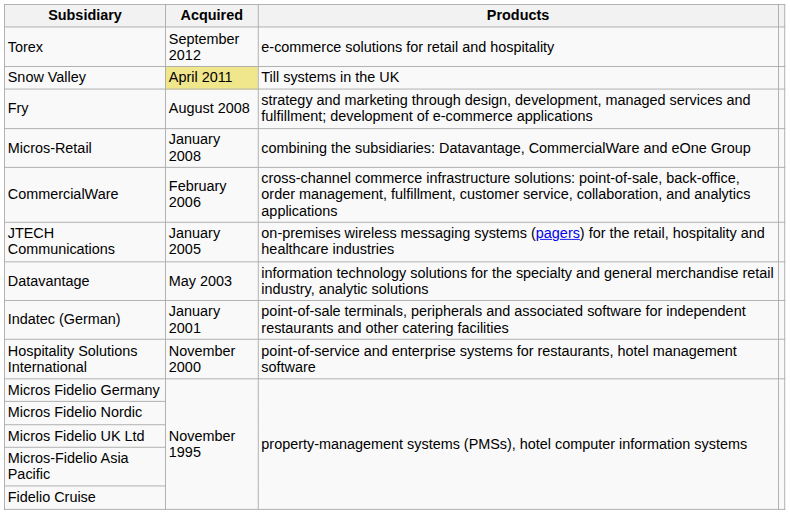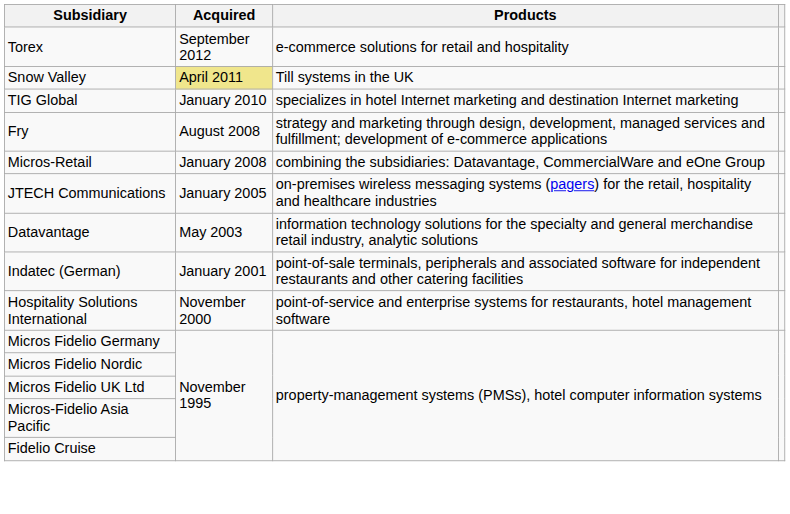+ row: (43, 100)
- row: (63, 194)
